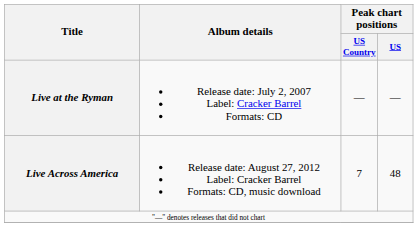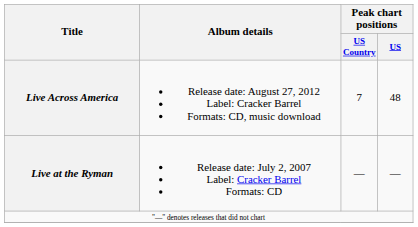rows swapped: (72, 97) <-> (72, 173)
